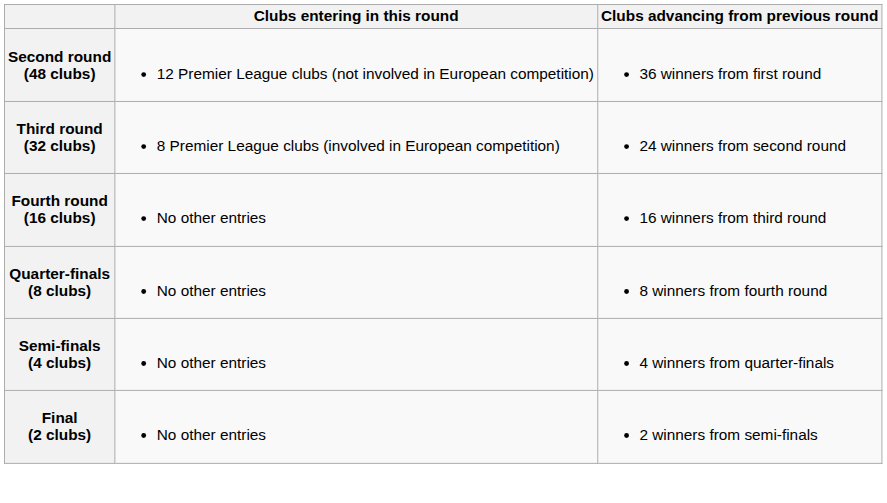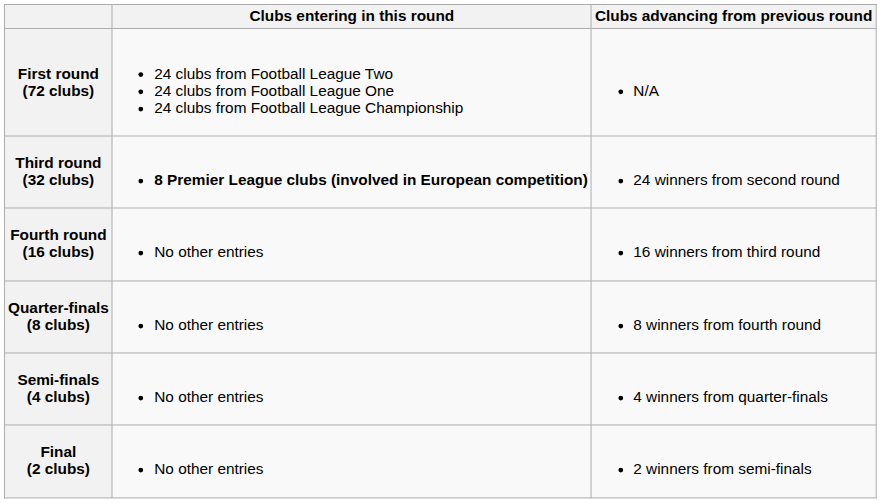+ row: (58, 82)
- row: (60, 65)
(356, 146) normal -> (352, 181) bold
